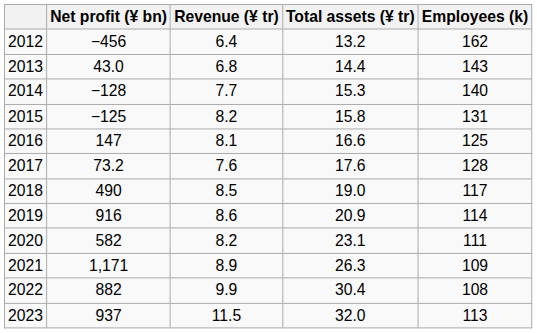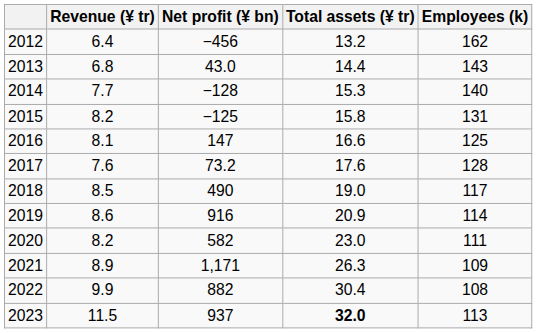columns swapped: (226, 16) <-> (109, 16)
(350, 240) 23.1 -> (350, 240) 23.0
(350, 315) normal -> (350, 315) bold
